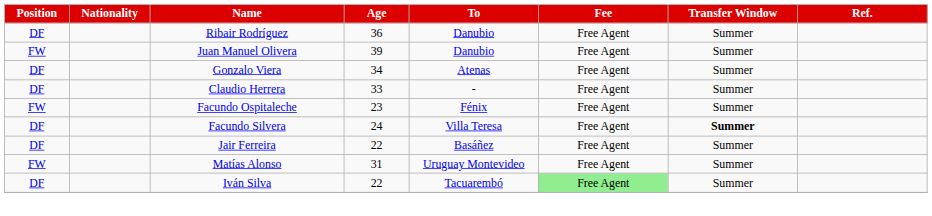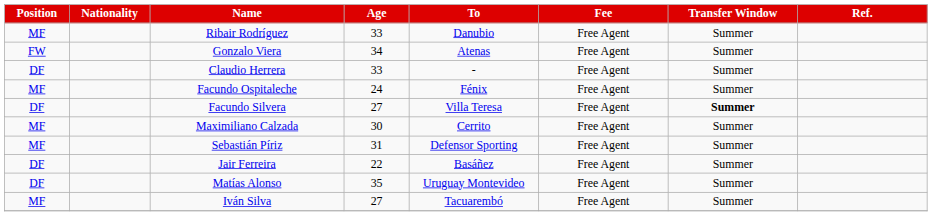(37, 32) DF -> (37, 32) MF
(377, 32) 36 -> (377, 32) 33
- row: (247, 51)
(37, 70) DF -> (37, 51) FW
(37, 107) FW -> (37, 88) MF
(377, 107) 23 -> (377, 88) 24
(377, 126) 24 -> (377, 107) 27
+ row: (247, 126)
+ row: (247, 145)
(37, 164) FW -> (37, 182) DF
(377, 164) 31 -> (377, 182) 35
(37, 182) DF -> (37, 201) MF
(377, 182) 22 -> (377, 201) 27
(603, 182) lightgreen background -> (603, 201) no background
